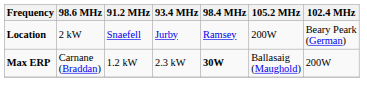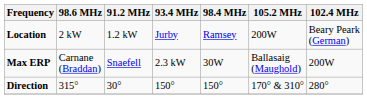(124, 35) Snaefell -> (122, 35) 1.2 kW
(122, 63) 1.2 kW -> (124, 63) Snaefell
(213, 63) bold -> (213, 63) normal
+ row: (27, 85)
